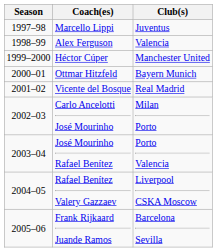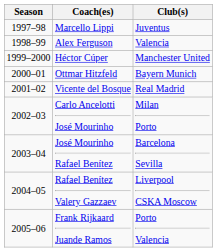(173, 153) Porto Valencia -> (173, 153) Barcelona Sevilla
(173, 228) Barcelona Sevilla -> (173, 228) Porto Valencia
